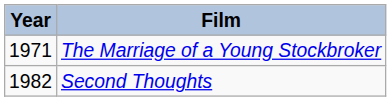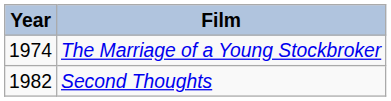(31, 51) 1971 -> (31, 51) 1974
